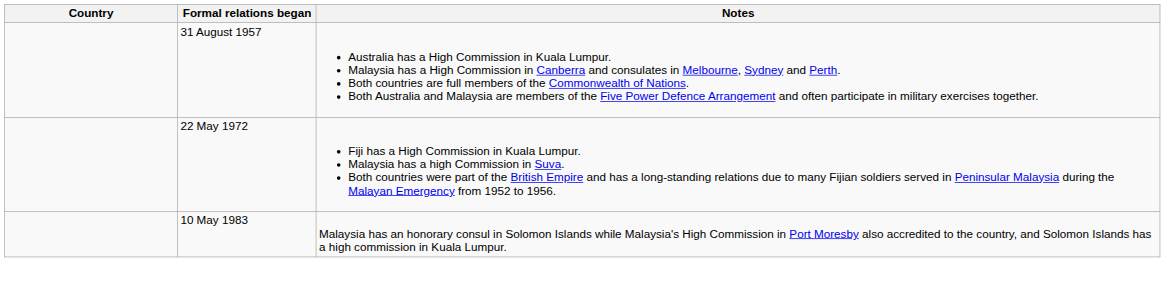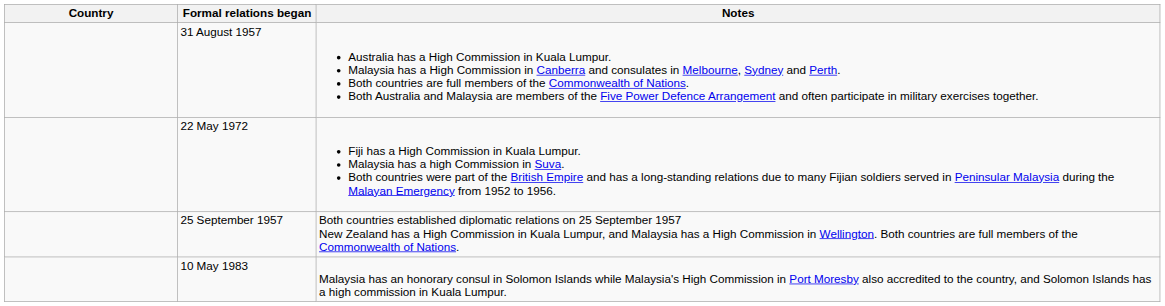+ row: (232, 221)
